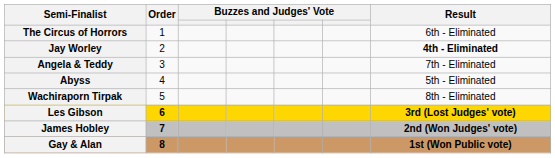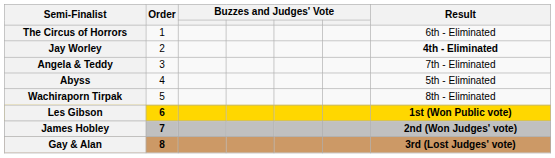(460, 113) 3rd (Lost Judges' vote) -> (460, 113) 1st (Won Public vote)
(460, 145) 1st (Won Public vote) -> (460, 145) 3rd (Lost Judges' vote)
